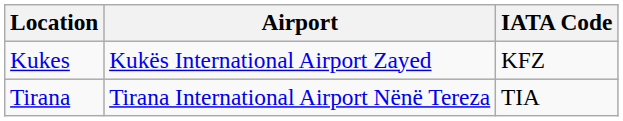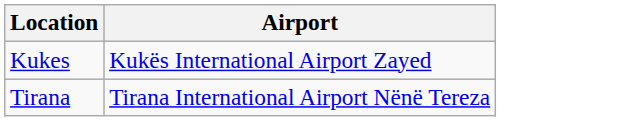- column: (557, 23)
